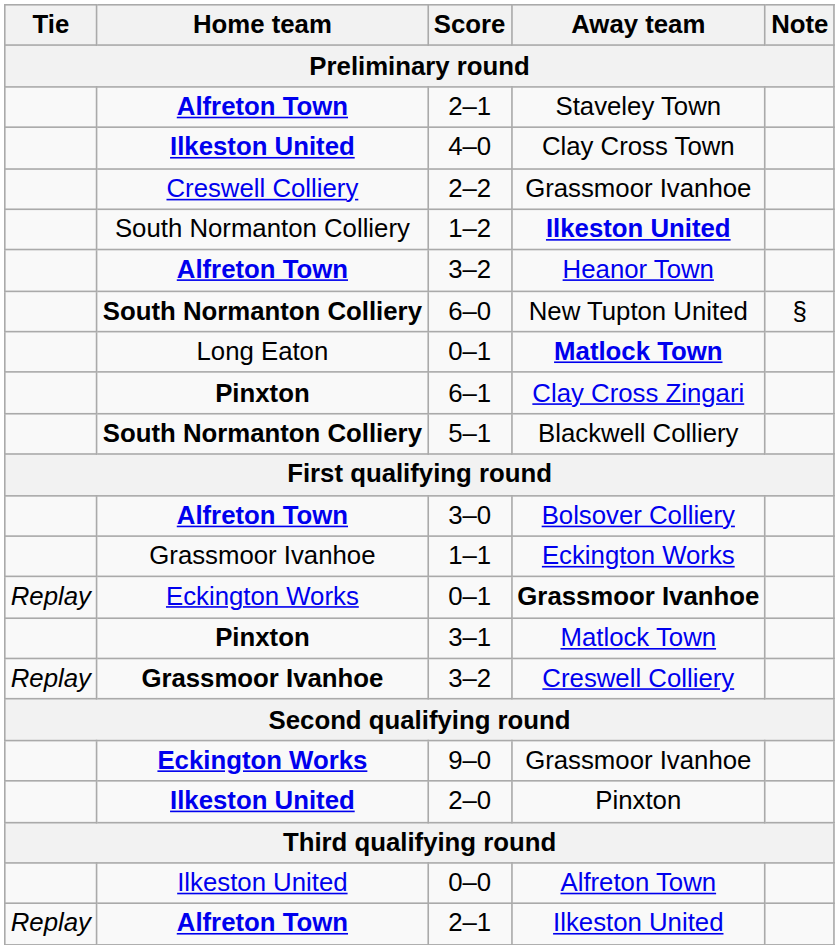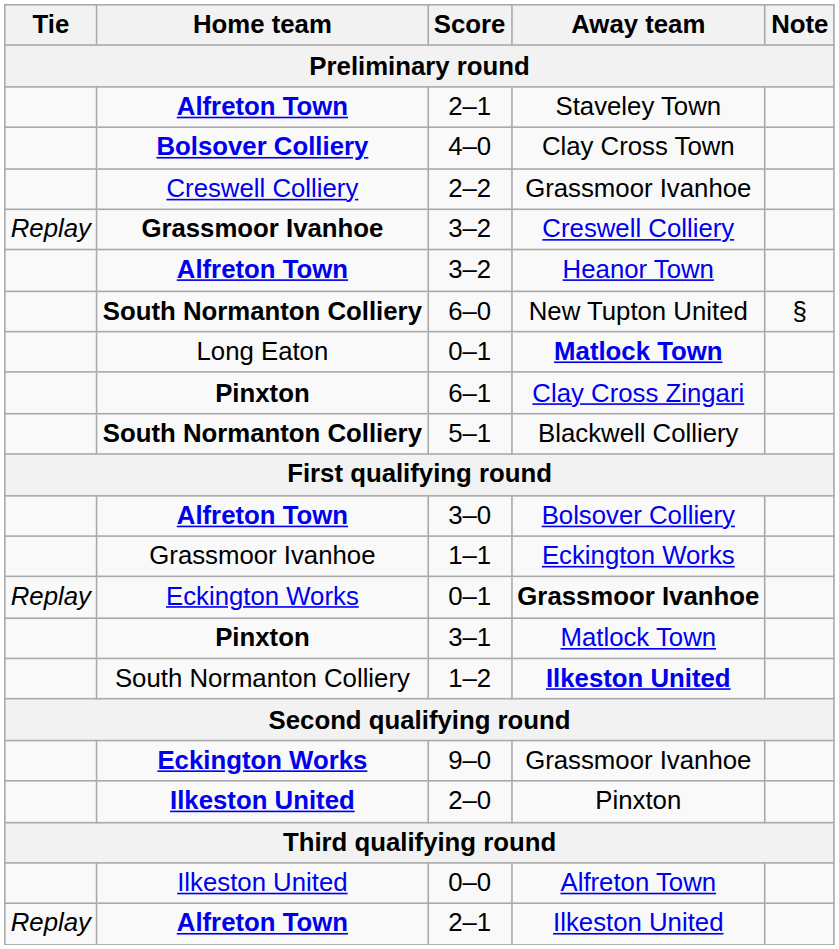(262, 147) Ilkeston United -> (262, 147) Bolsover Colliery
rows swapped: (470, 678) <-> (470, 229)
